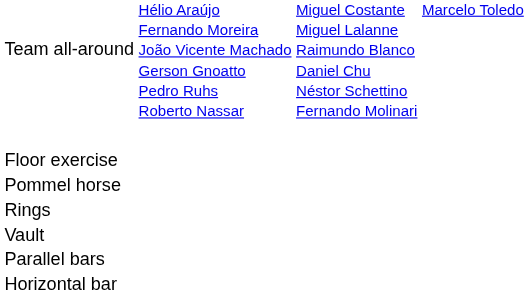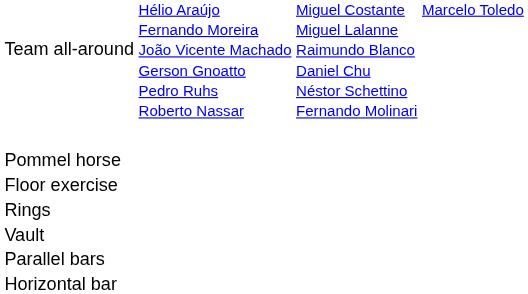rows swapped: (61, 160) <-> (63, 185)
